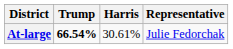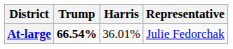(121, 33) 30.61% -> (121, 33) 36.01%
